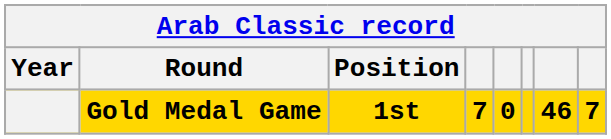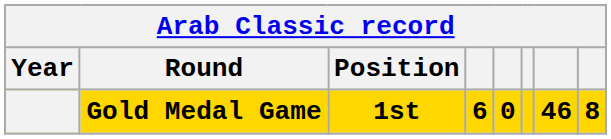(480, 111) 7 -> (480, 111) 6
(592, 111) 7 -> (592, 111) 8
